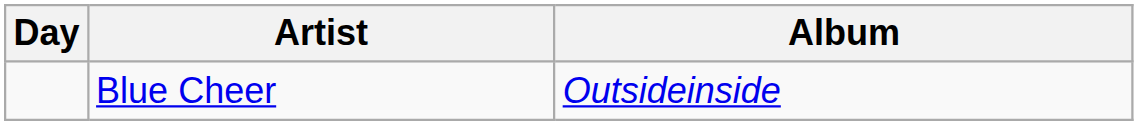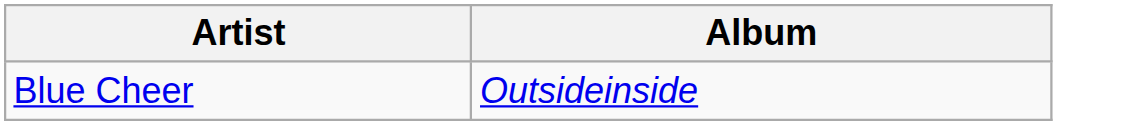- column: (46, 33)
